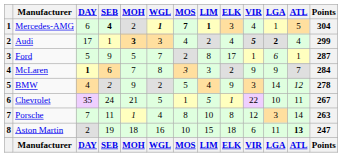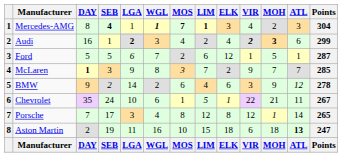columns swapped: (134, 11) <-> (276, 11)
(88, 26) 6 -> (88, 26) 8
(299, 26) 5 -> (299, 26) 3
(88, 41) 17 -> (88, 41) 16
(253, 41) 5 -> (251, 41) 2
(299, 41) 4 -> (299, 41) 6
(110, 55) 9 -> (110, 55) 5
(209, 55) 8 -> (206, 55) 6
(232, 55) 17 -> (229, 55) 12
(110, 70) 6 -> (110, 70) 3
(209, 70) 3 -> (206, 70) 7
(324, 70) 284 -> (324, 70) 285
(88, 85) 4 -> (88, 85) 9
(185, 85) 5 -> (182, 85) 6
(232, 85) 9 -> (229, 85) 6
(160, 100) 5 -> (157, 100) 6
(110, 115) 11 -> (110, 115) 17
(209, 115) 10 -> (206, 115) 12
(324, 115) 263 -> (324, 115) 265
